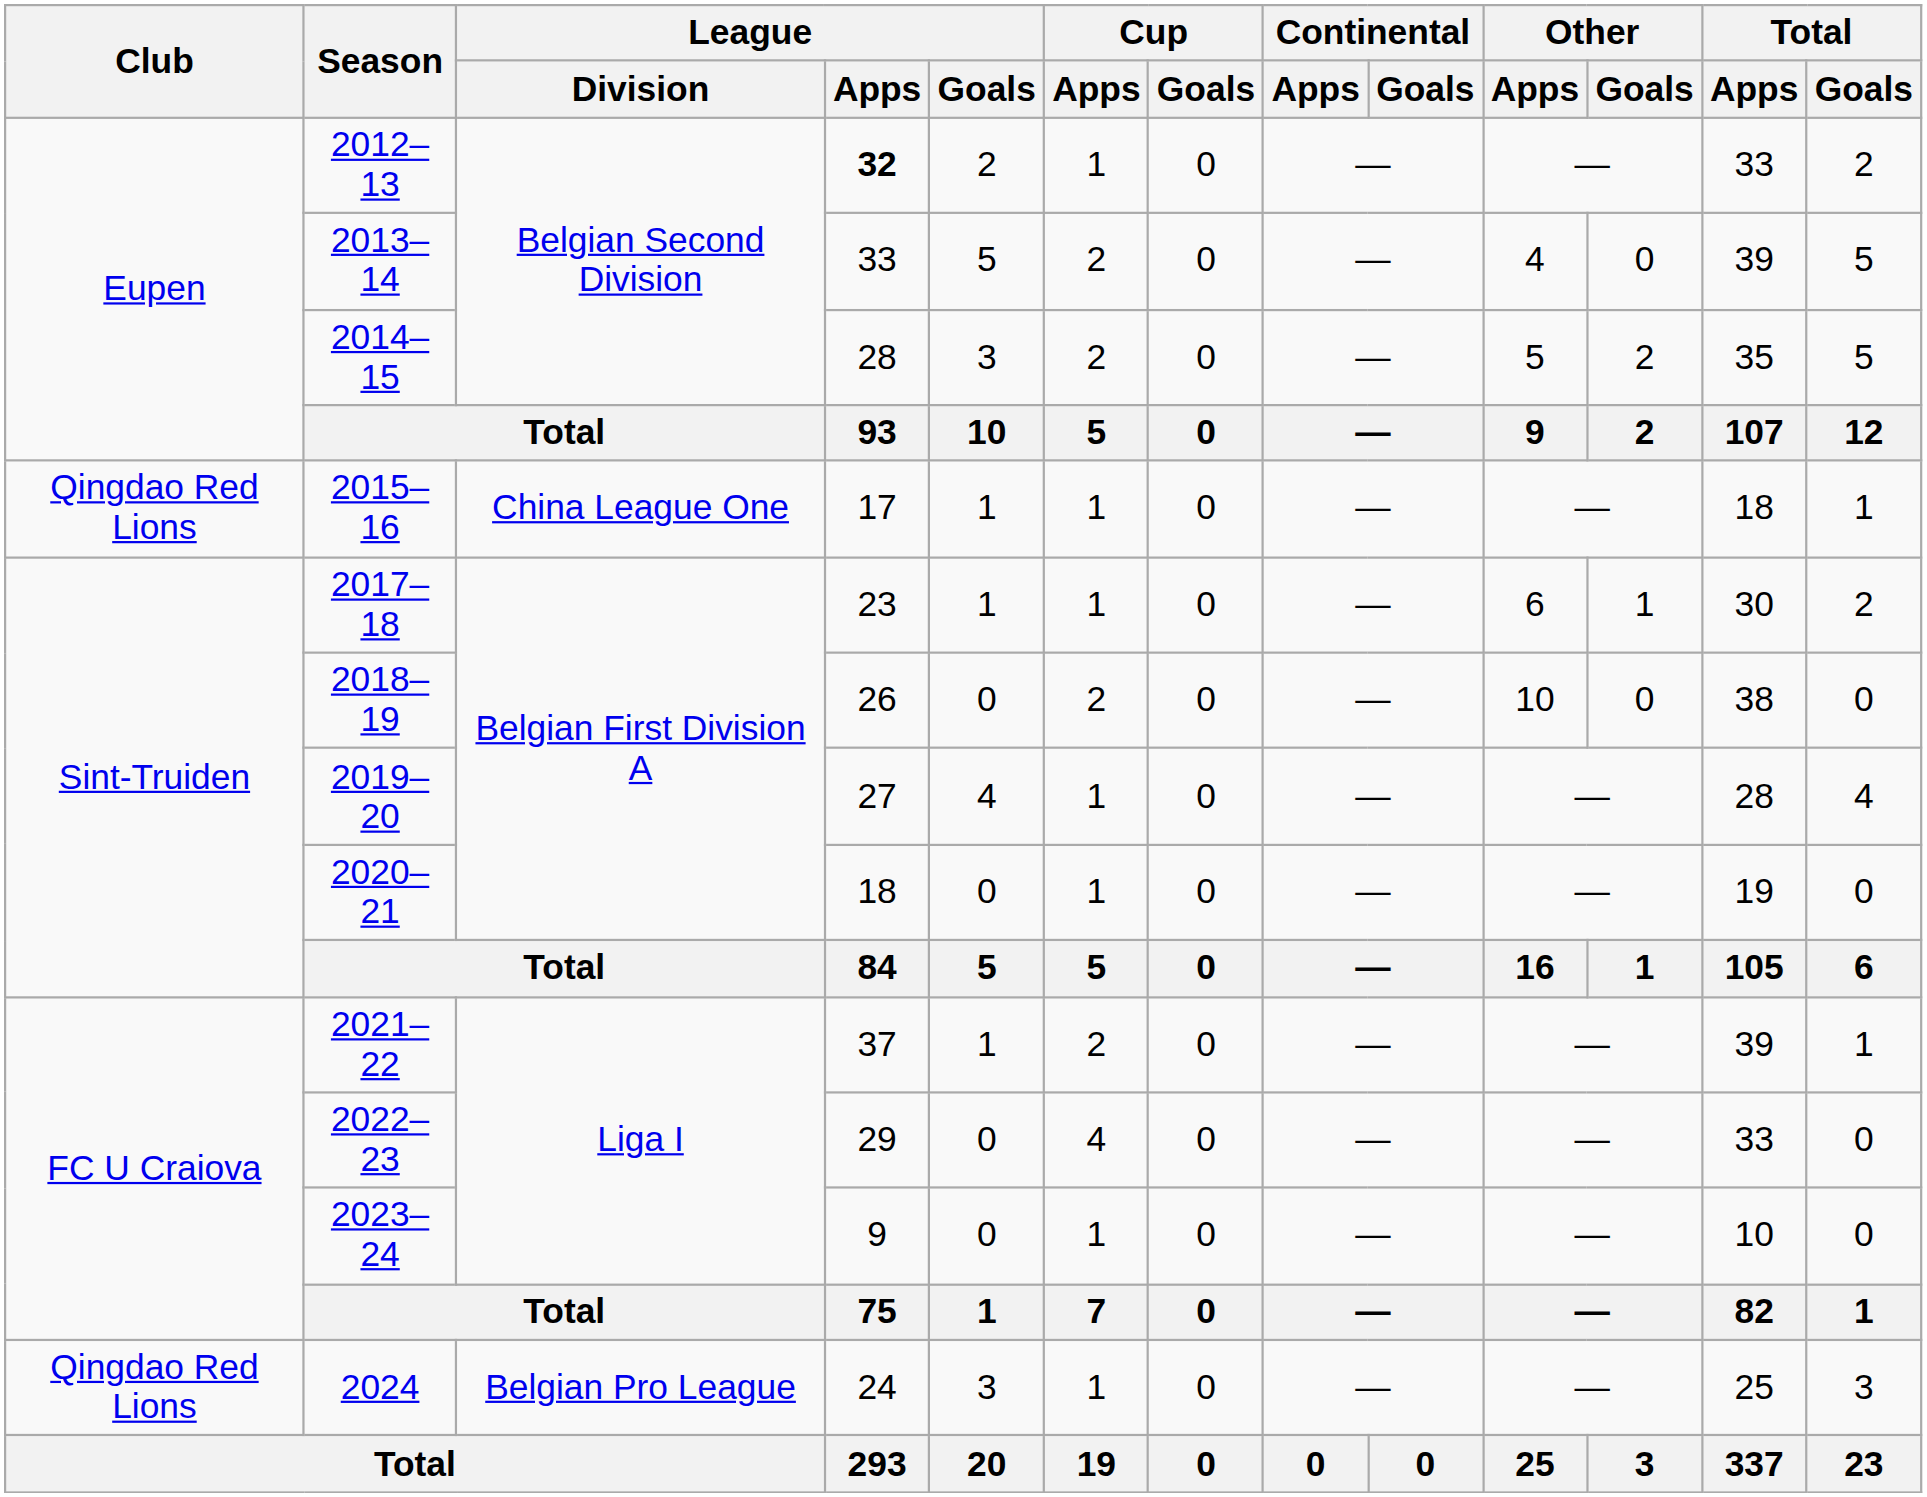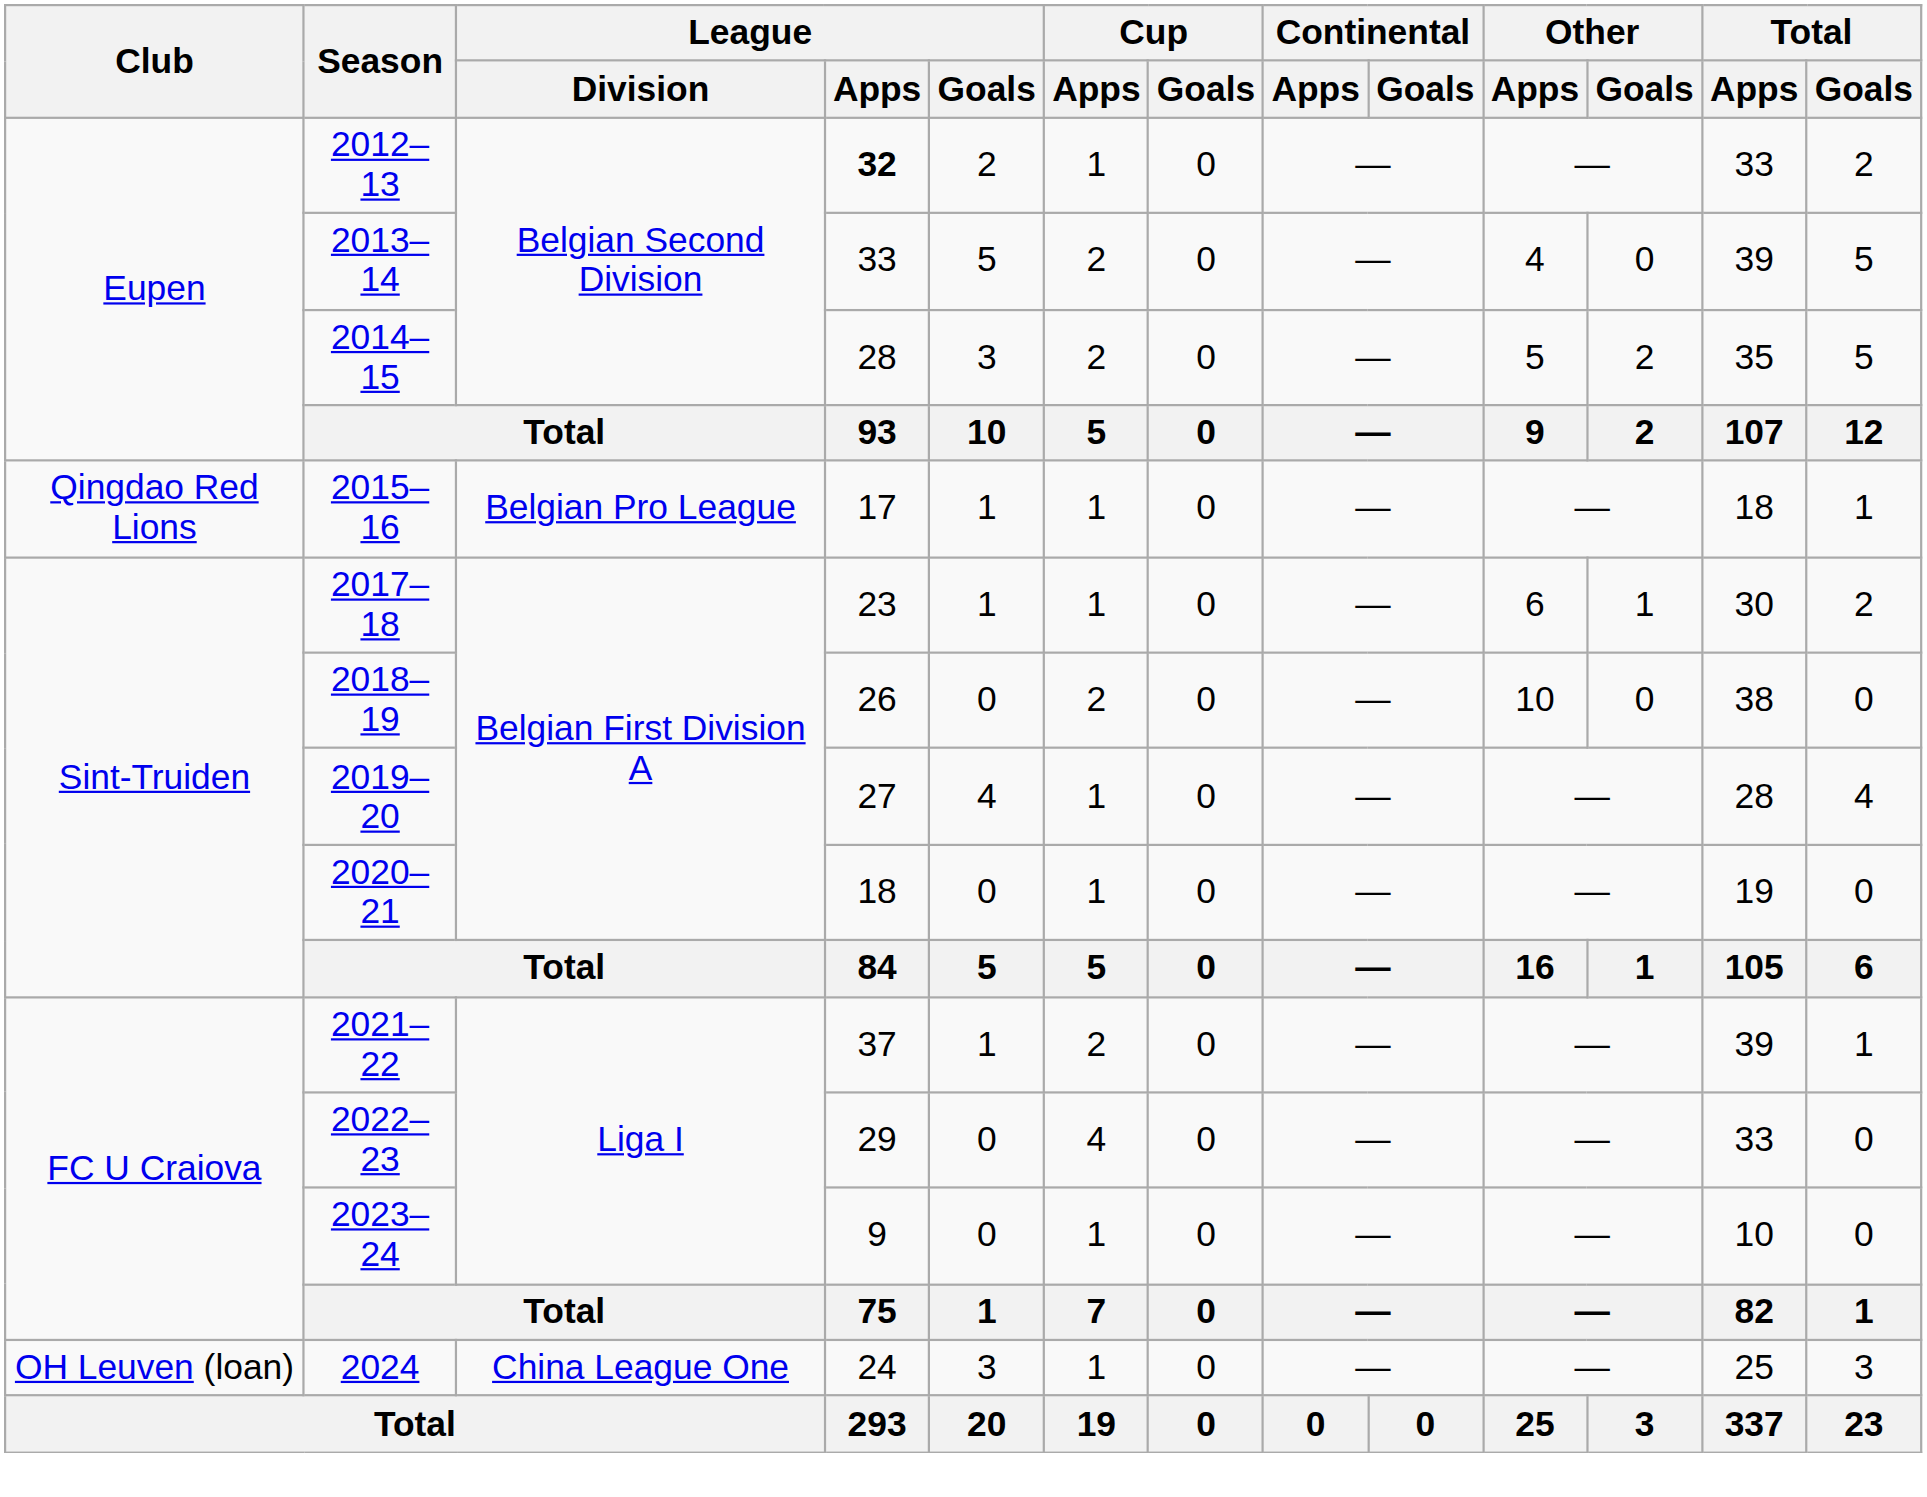(641, 508) China League One -> (641, 508) Belgian Pro League
(154, 1387) Qingdao Red Lions -> (154, 1367) OH Leuven (loan)
(641, 1387) Belgian Pro League -> (641, 1367) China League One
